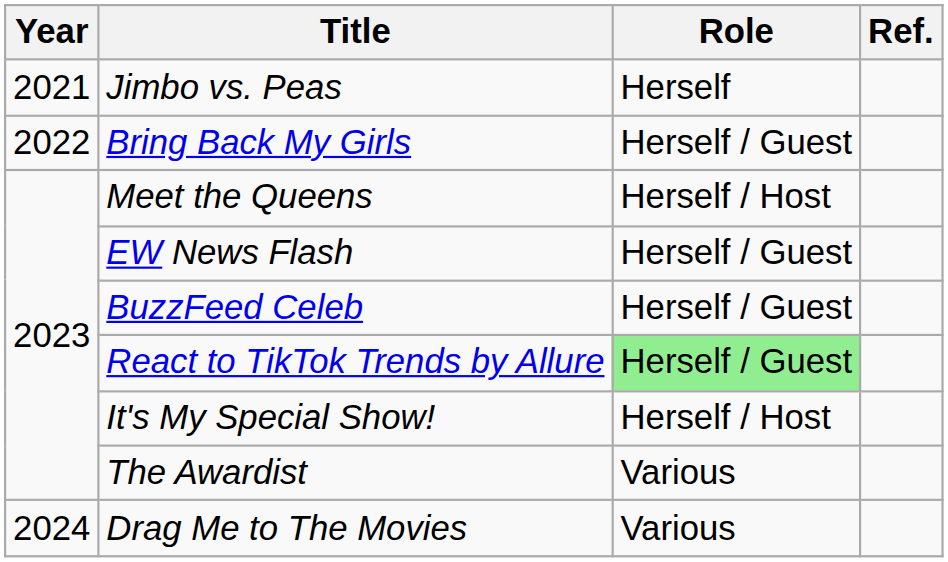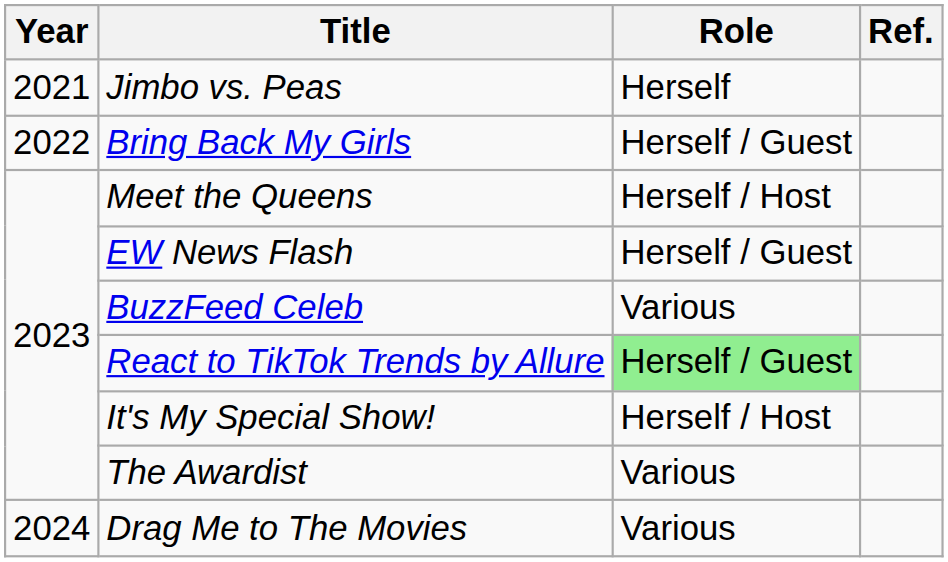(736, 307) Herself / Guest -> (678, 307) Various
